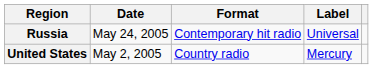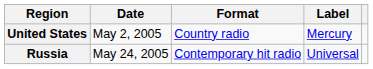rows swapped: (47, 53) <-> (47, 34)
